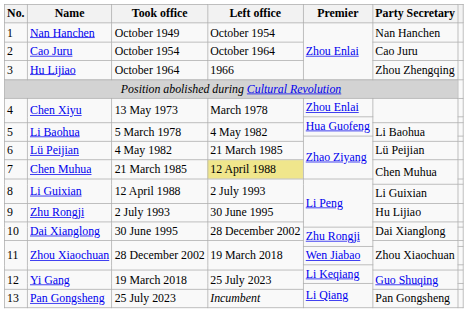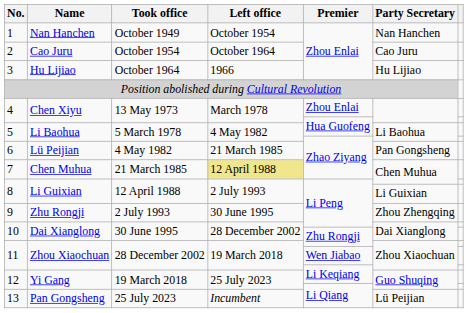(415, 70) Zhou Zhengqing -> (398, 70) Hu Lijiao
(400, 150) Lü Peijian -> (413, 150) Pan Gongsheng
(398, 212) Hu Lijiao -> (415, 212) Zhou Zhengqing
(413, 298) Pan Gongsheng -> (400, 298) Lü Peijian
